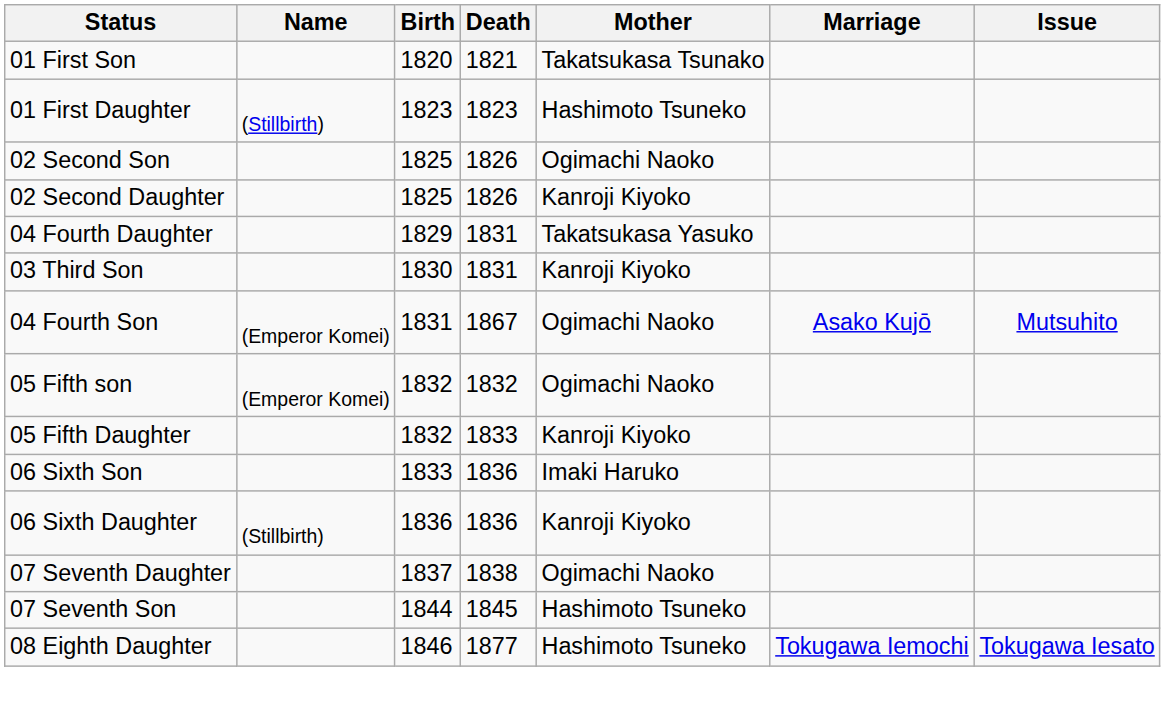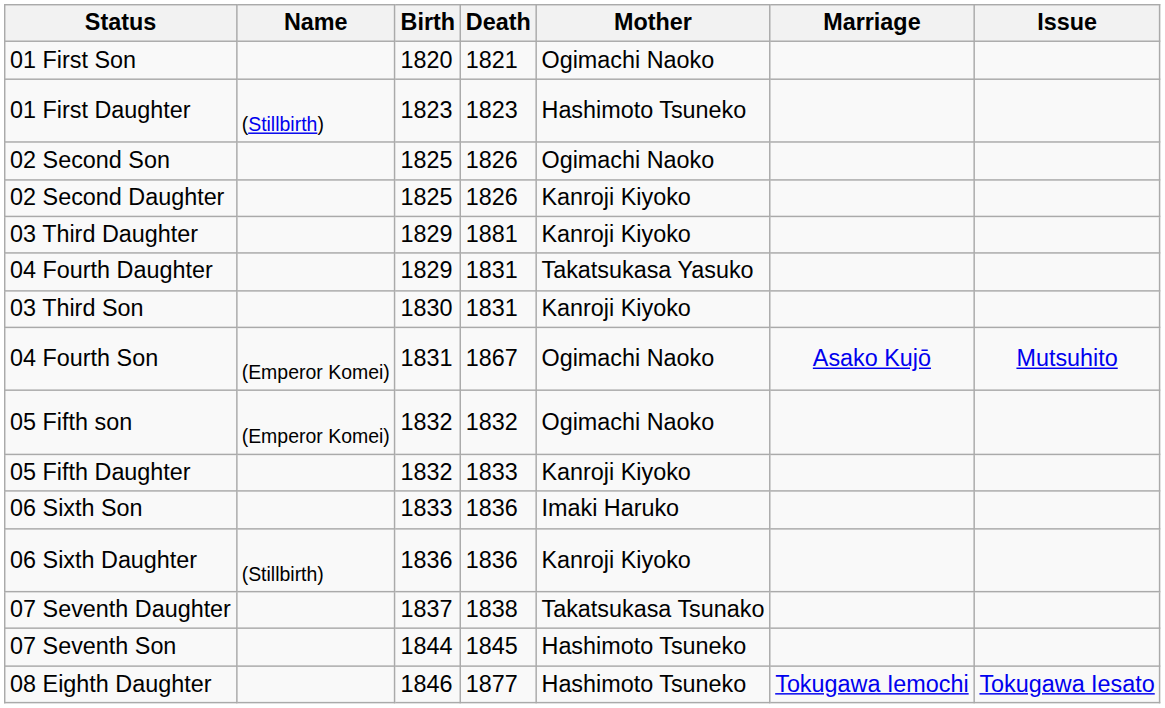(653, 60) Takatsukasa Tsunako -> (628, 60) Ogimachi Naoko
+ row: (104, 234)
(628, 572) Ogimachi Naoko -> (653, 609) Takatsukasa Tsunako
